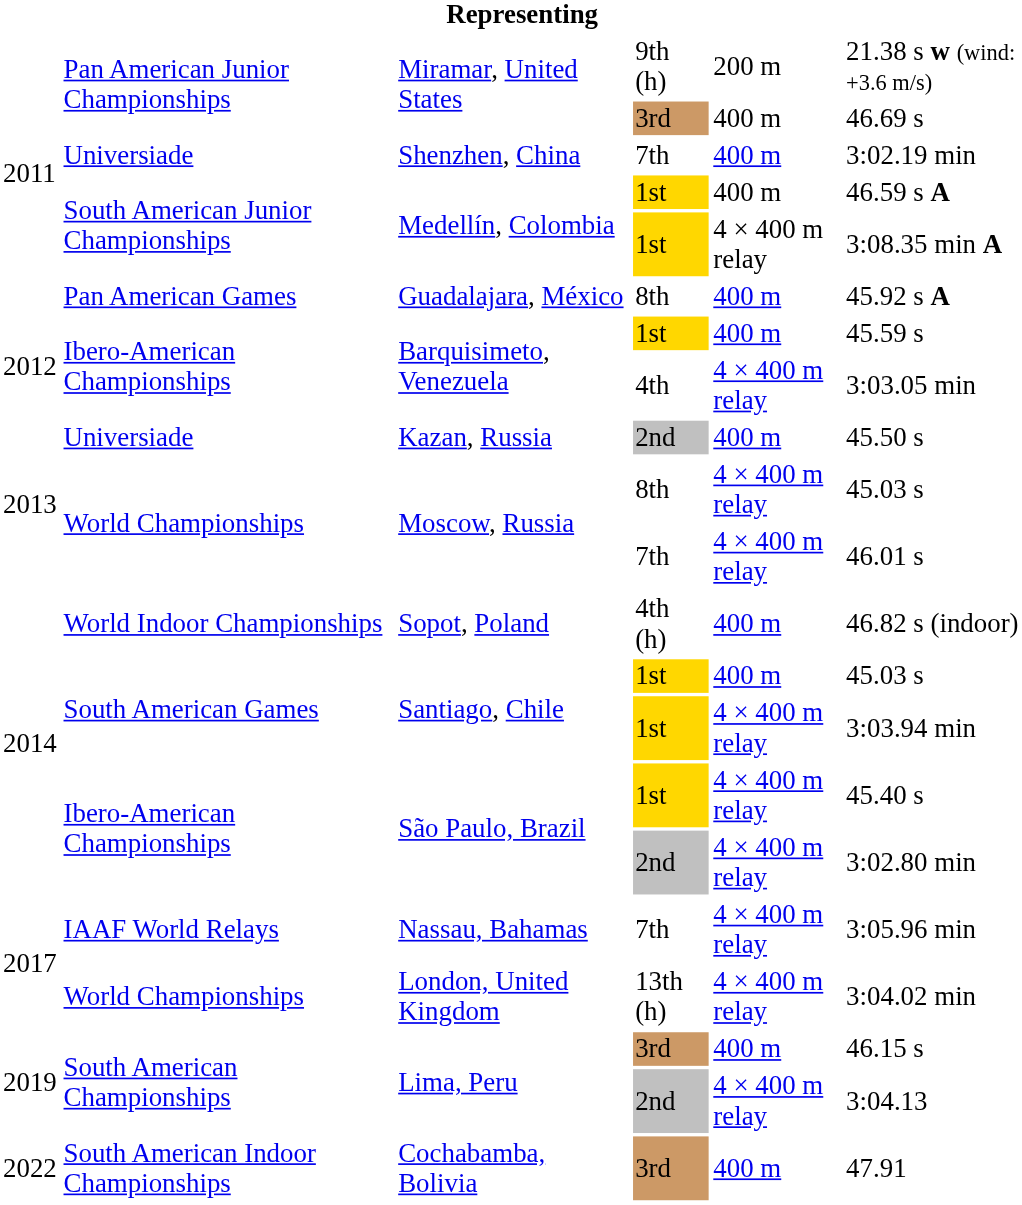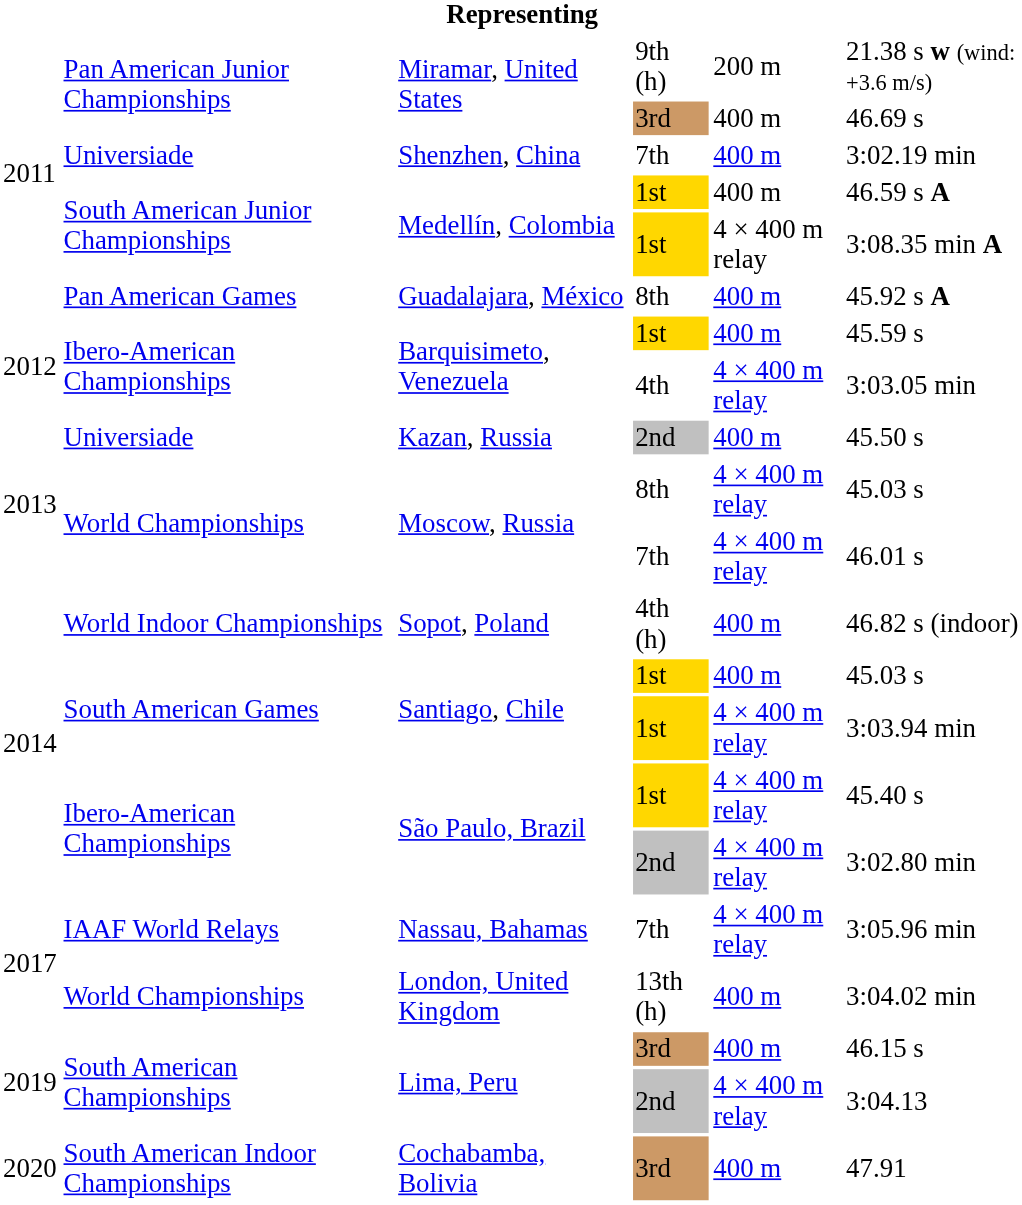(768, 996) 4 × 400 m relay -> (747, 996) 400 m
(30, 1167) 2022 -> (30, 1167) 2020
